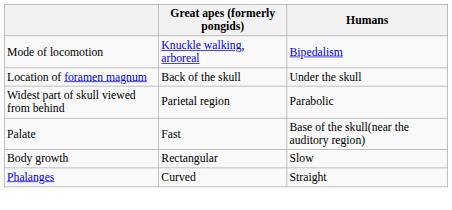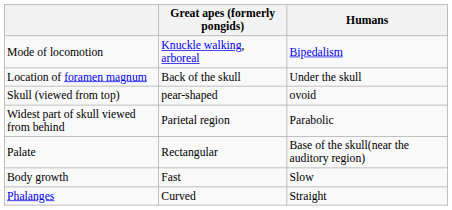+ row: (63, 95)
(171, 133) Fast -> (190, 152) Rectangular
(190, 158) Rectangular -> (171, 177) Fast
